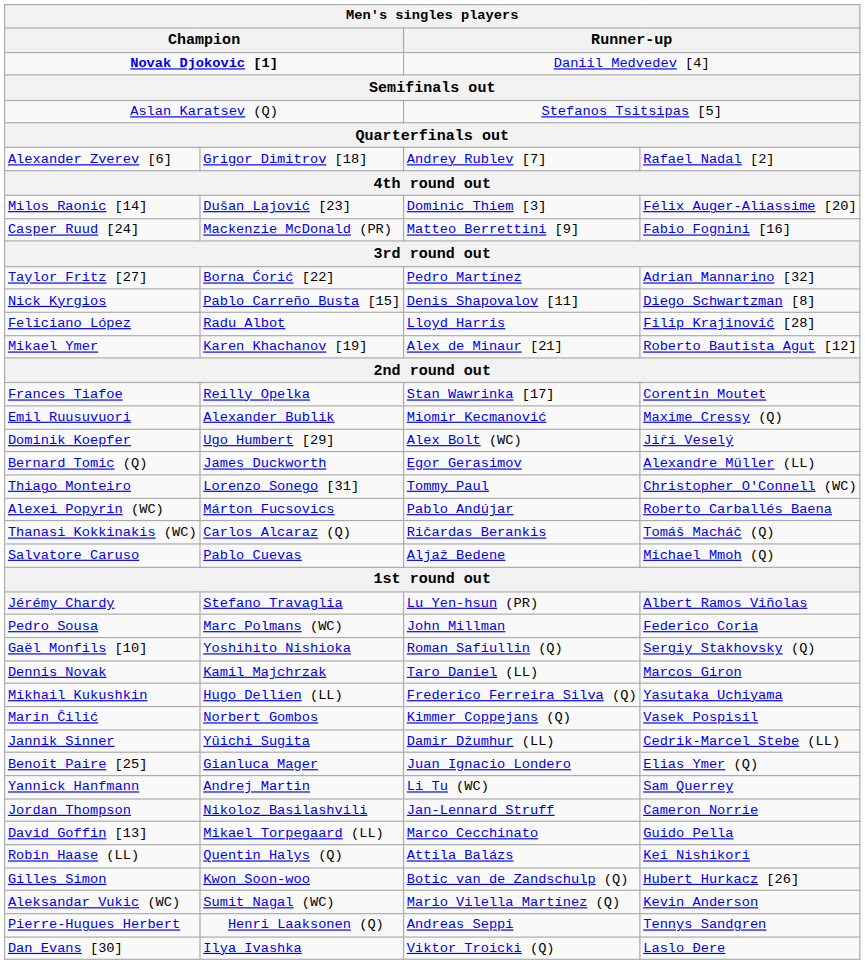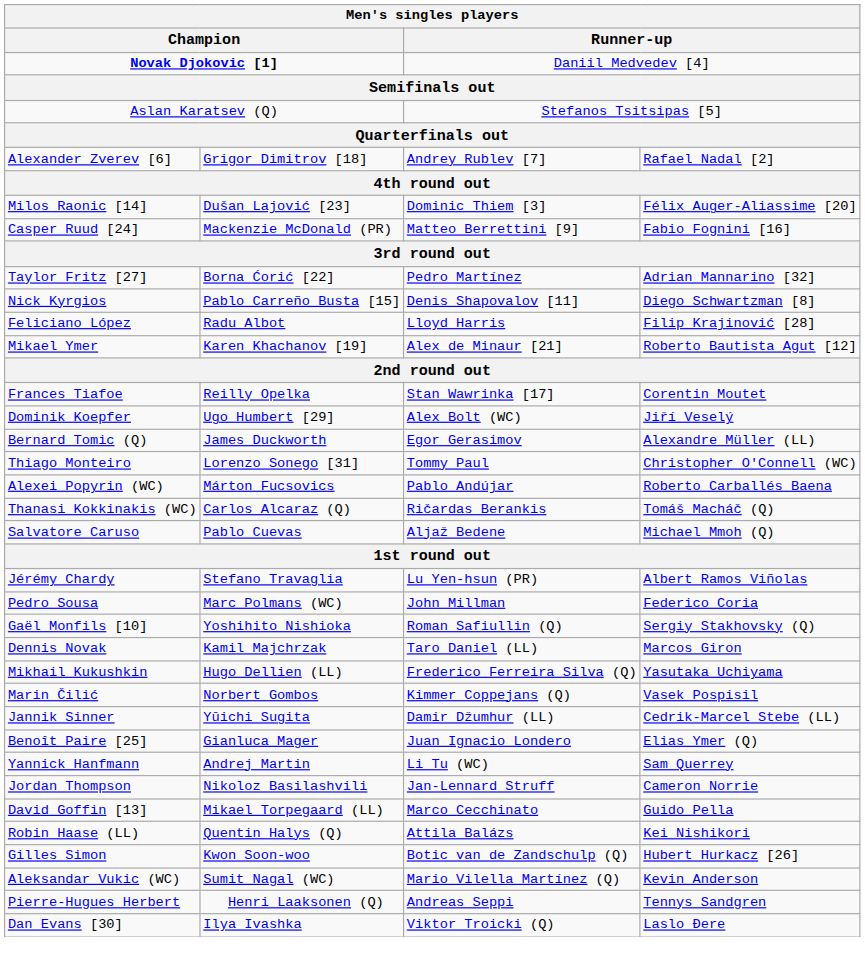- row: (69, 417)
